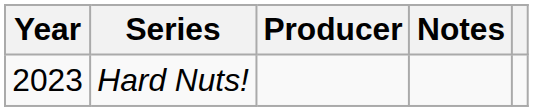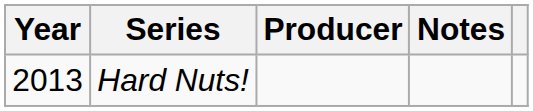(48, 79) 2023 -> (48, 79) 2013
